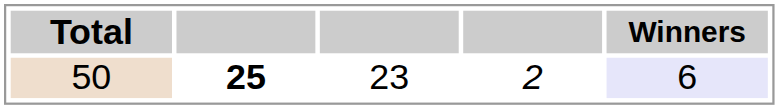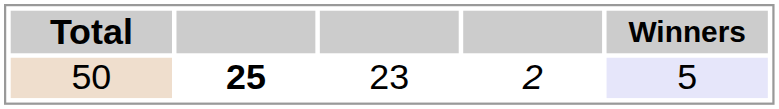(687, 77) 6 -> (687, 77) 5
